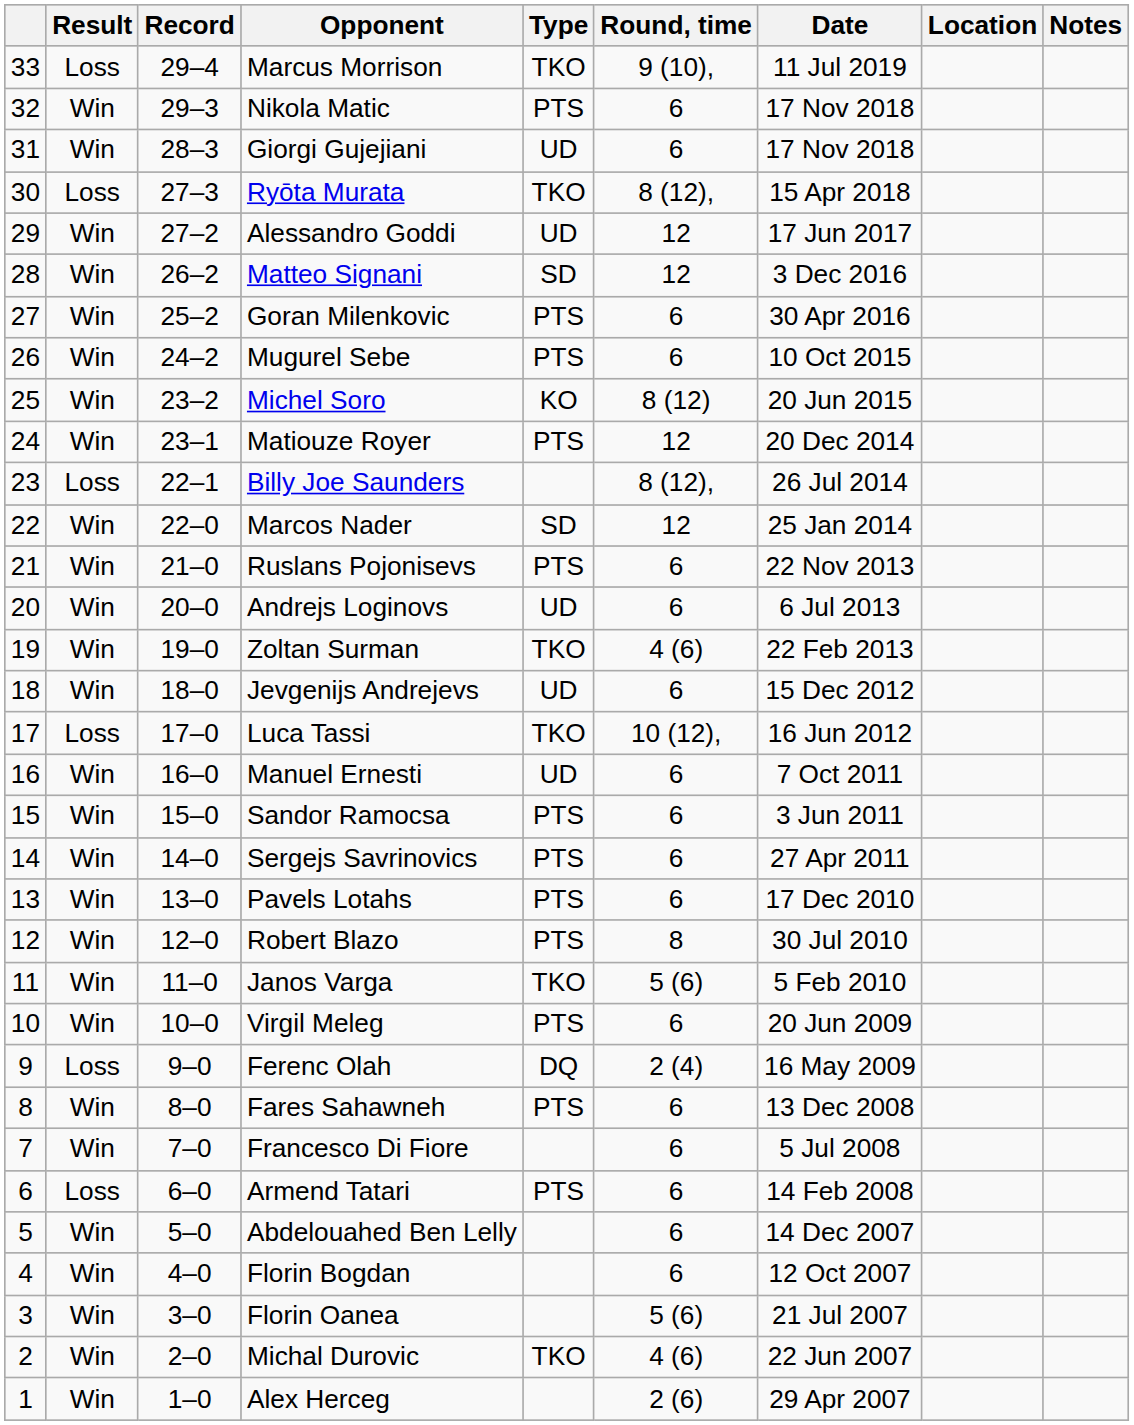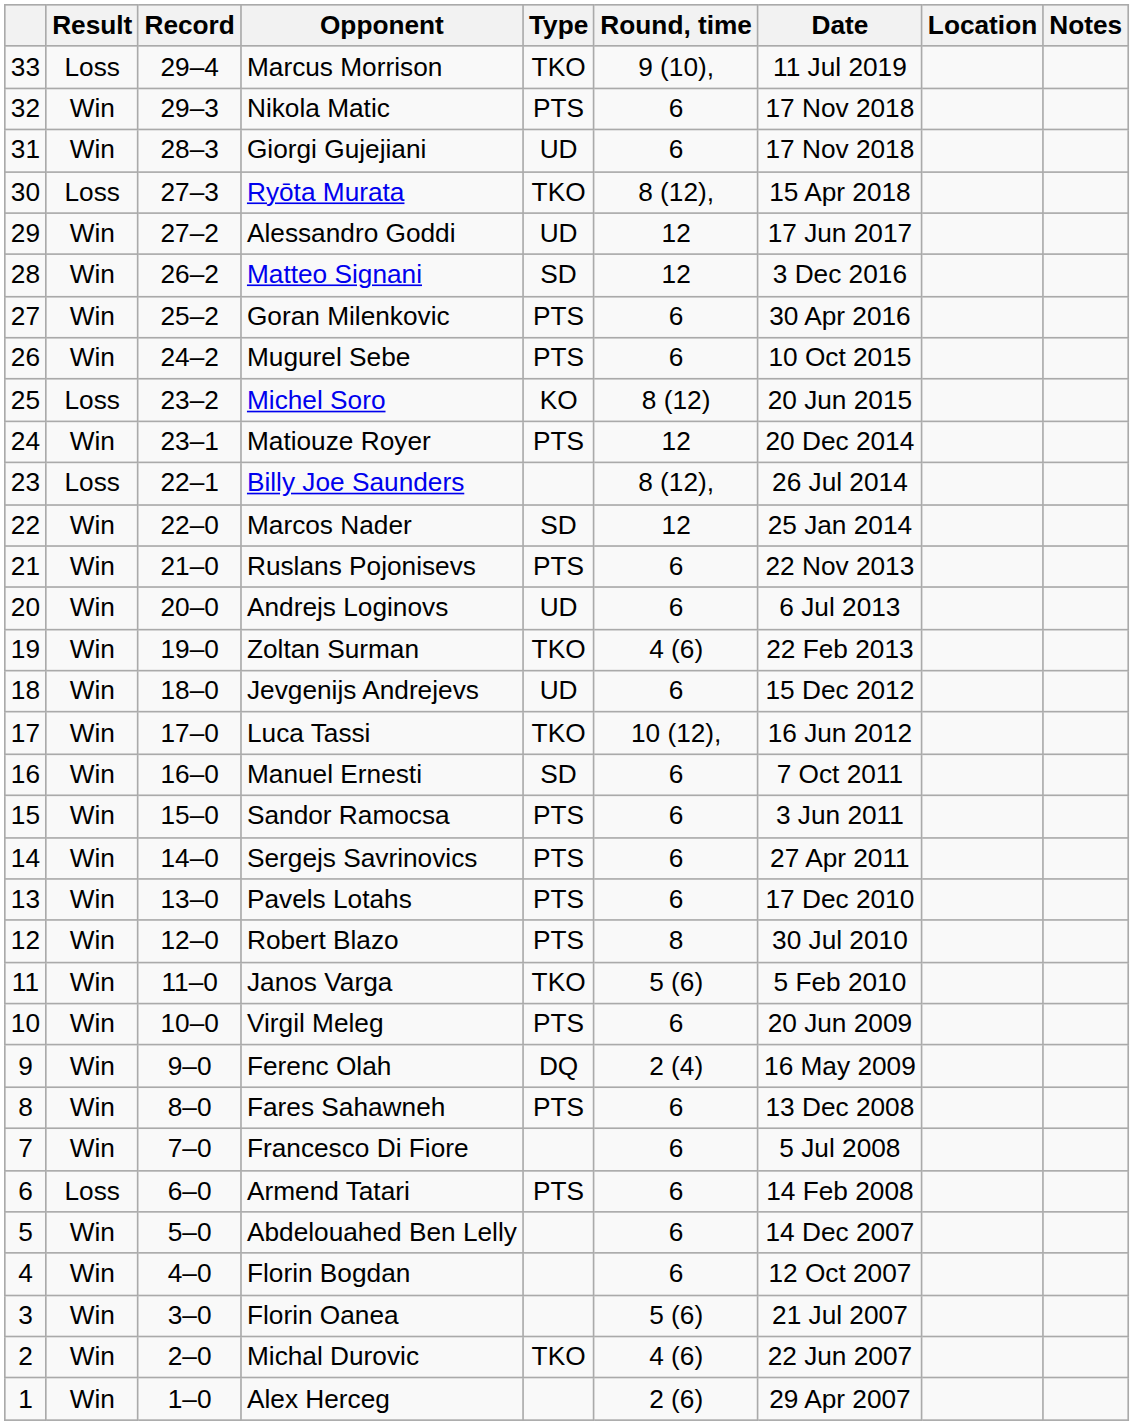(92, 399) Win -> (92, 399) Loss
(92, 732) Loss -> (92, 732) Win
(559, 774) UD -> (559, 774) SD
(92, 1065) Loss -> (92, 1065) Win
